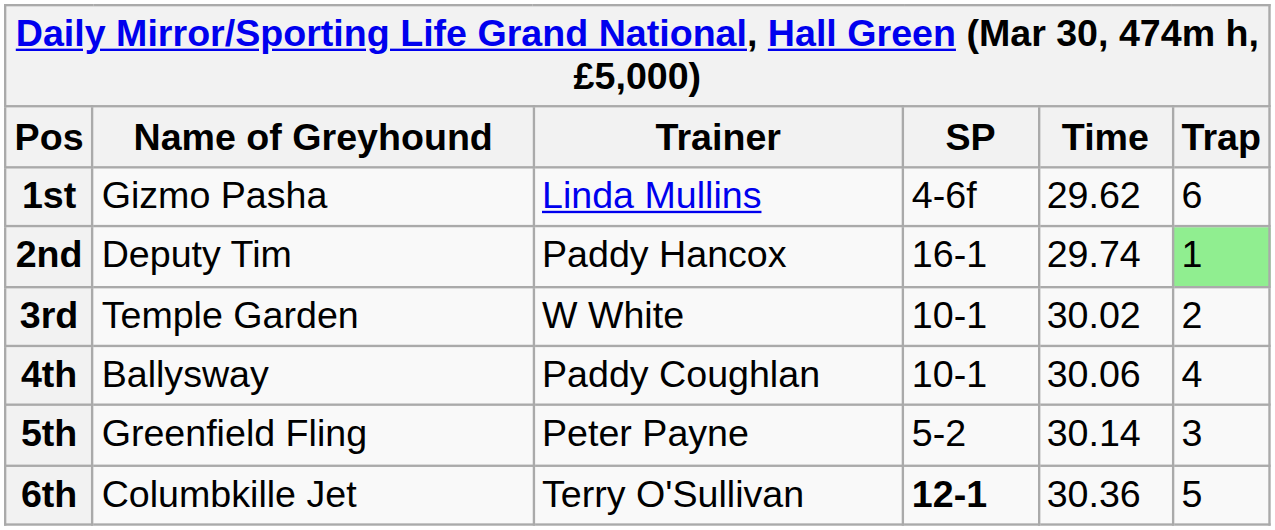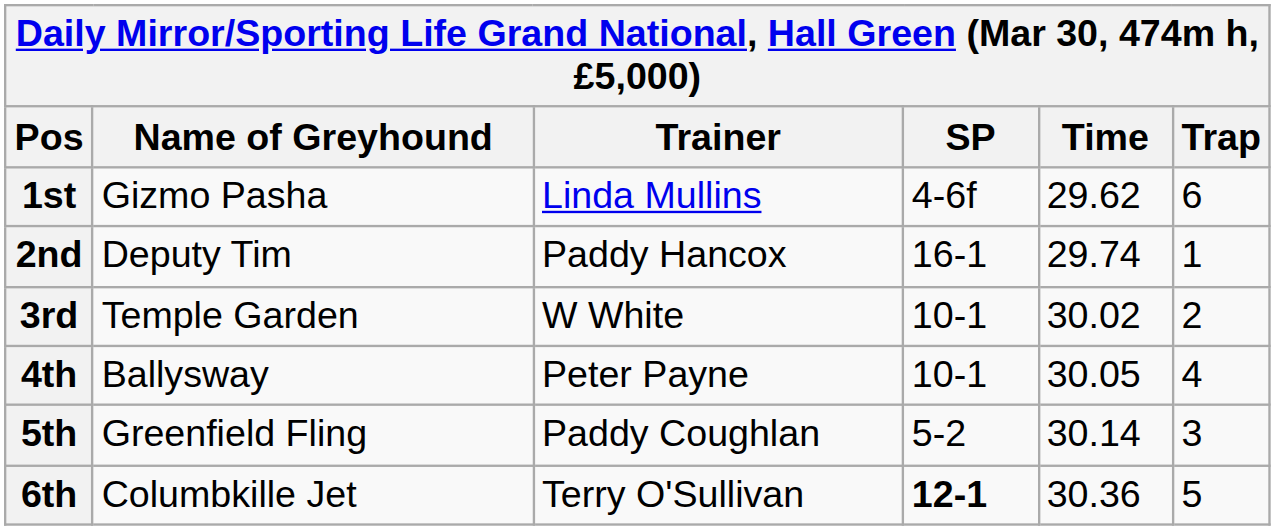(1192, 255) lightgreen background -> (1192, 255) no background
(681, 374) Paddy Coughlan -> (645, 374) Peter Payne
(1094, 374) 30.06 -> (1094, 374) 30.05
(645, 434) Peter Payne -> (681, 434) Paddy Coughlan
